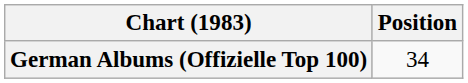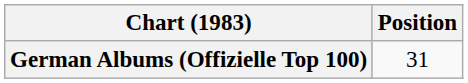(417, 59) 34 -> (417, 59) 31
